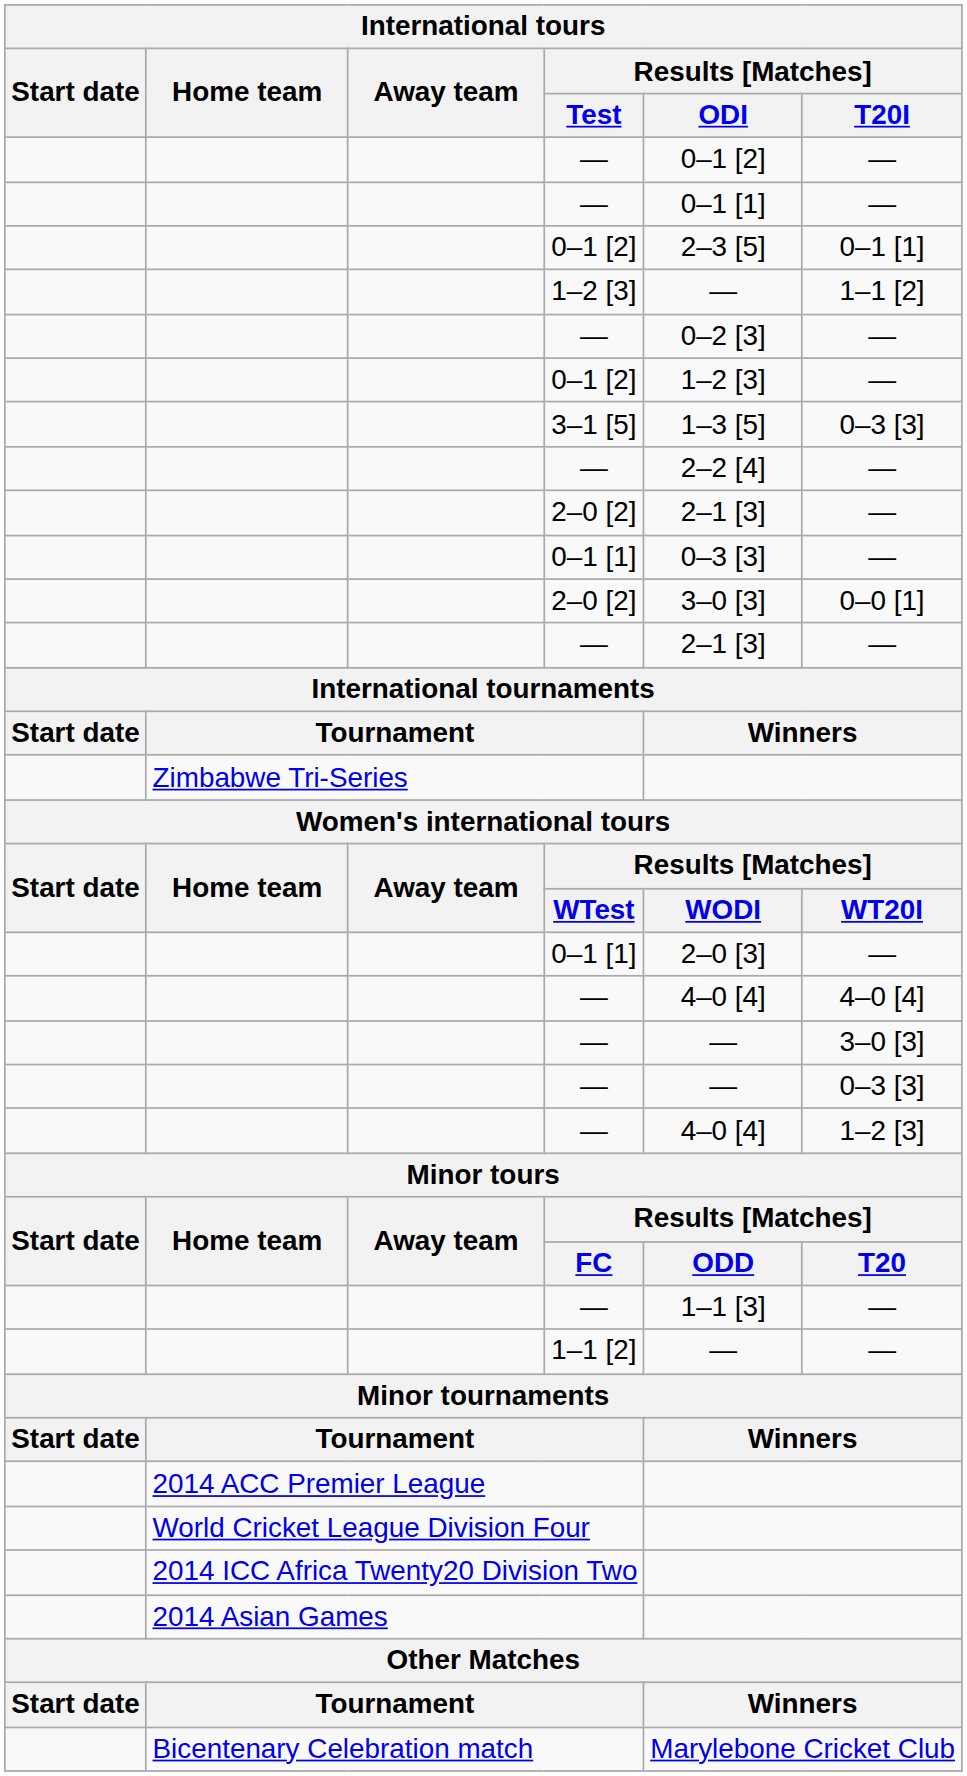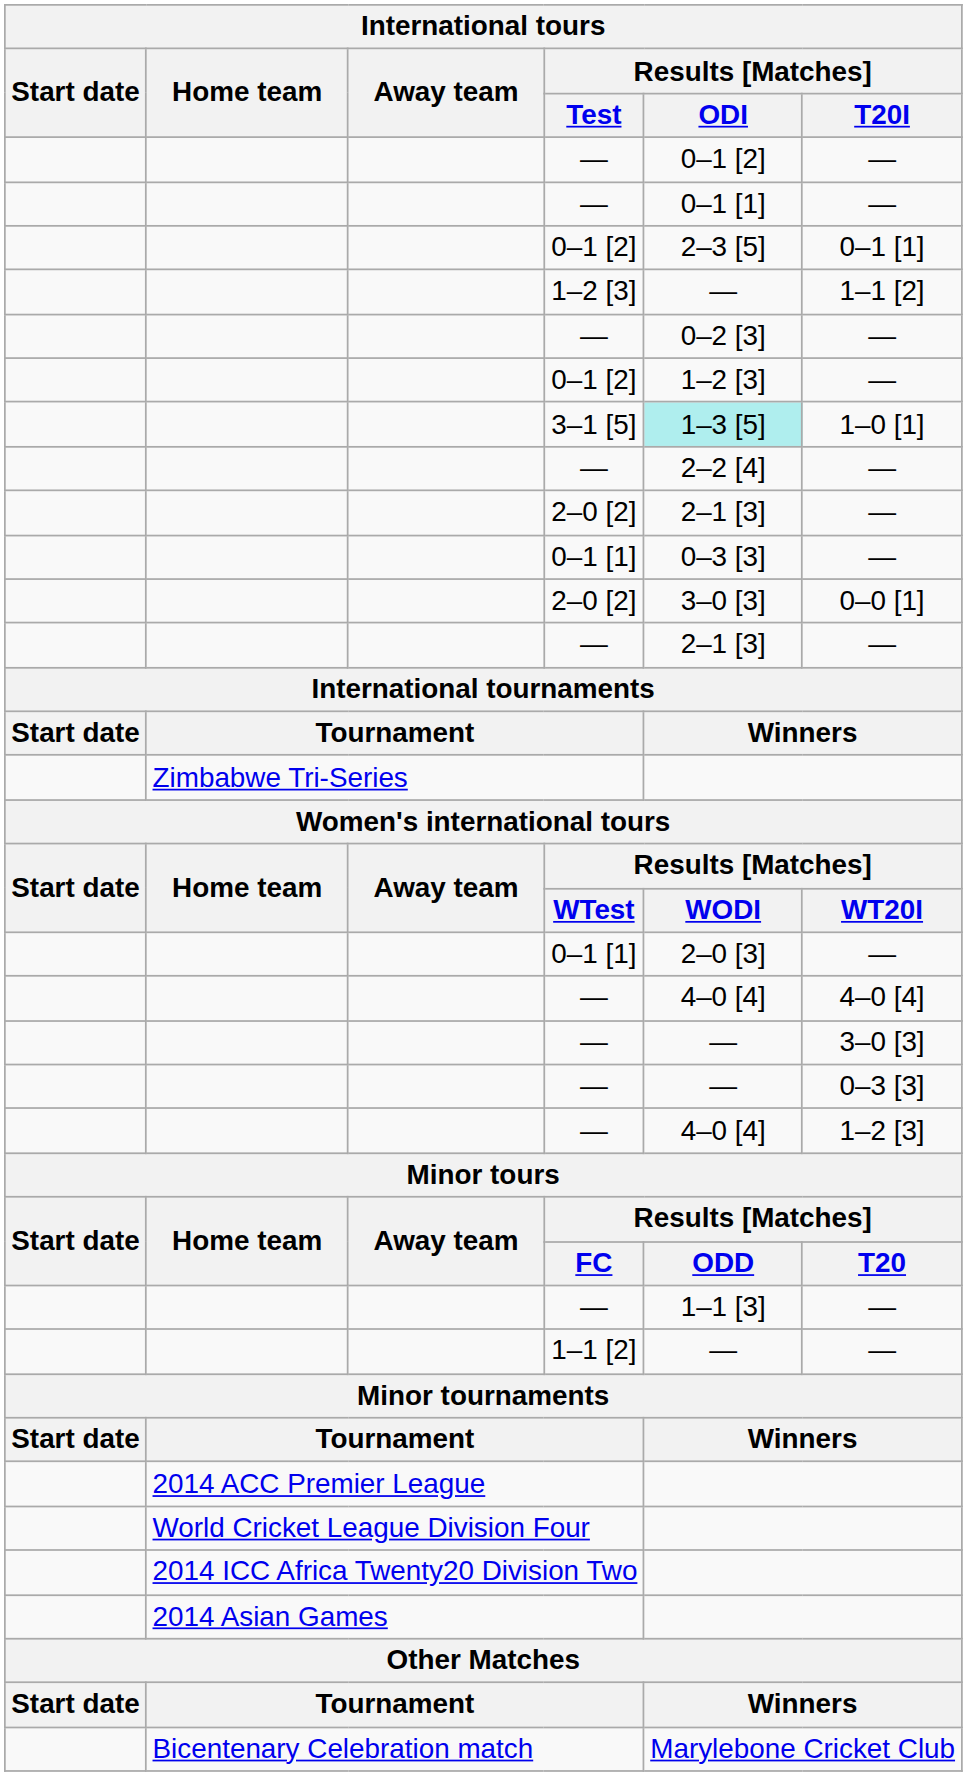(723, 423) no background -> (723, 423) paleturquoise background
(882, 423) 0–3 [3] -> (882, 423) 1–0 [1]
